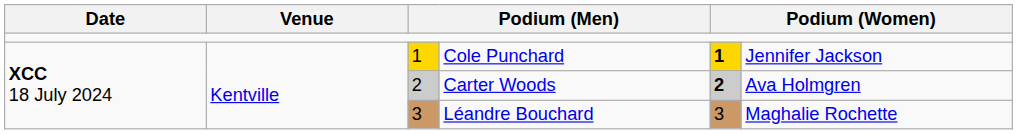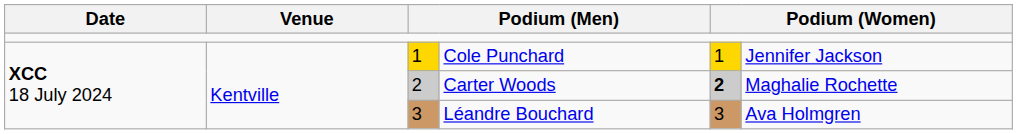(719, 56) bold -> (719, 56) normal
(803, 85) Ava Holmgren -> (821, 85) Maghalie Rochette
(821, 114) Maghalie Rochette -> (803, 114) Ava Holmgren
